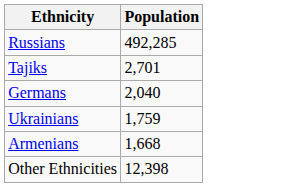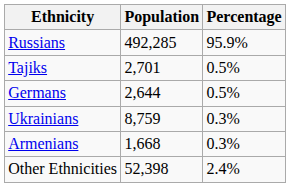+ column: (244, 17)
(142, 93) 2,040 -> (142, 93) 2,644
(142, 118) 1,759 -> (142, 118) 8,759
(146, 169) 12,398 -> (146, 169) 52,398
